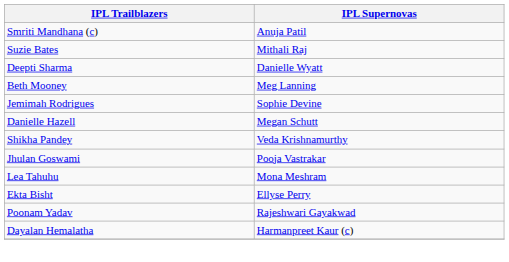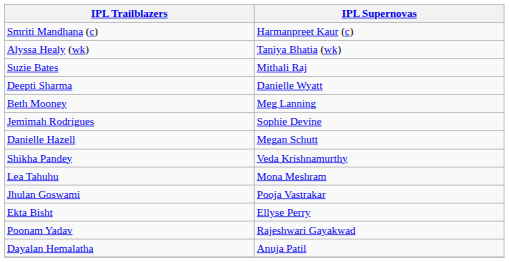(282, 31) Anuja Patil -> (305, 31) Harmanpreet Kaur (c)
+ row: (48, 49)
rows swapped: (33, 176) <-> (44, 158)
(305, 230) Harmanpreet Kaur (c) -> (282, 248) Anuja Patil
